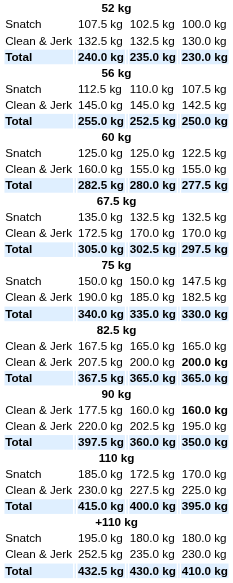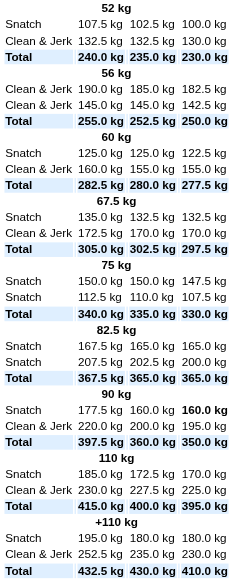rows swapped: (100, 89) <-> (100, 297)
(39, 346) Clean & Jerk -> (23, 346) Snatch
(39, 362) Clean & Jerk -> (23, 362) Snatch
(152, 362) 200.0 kg -> (152, 362) 202.5 kg
(205, 362) bold -> (204, 362) normal
(39, 410) Clean & Jerk -> (23, 410) Snatch
(152, 426) 202.5 kg -> (152, 426) 200.0 kg
